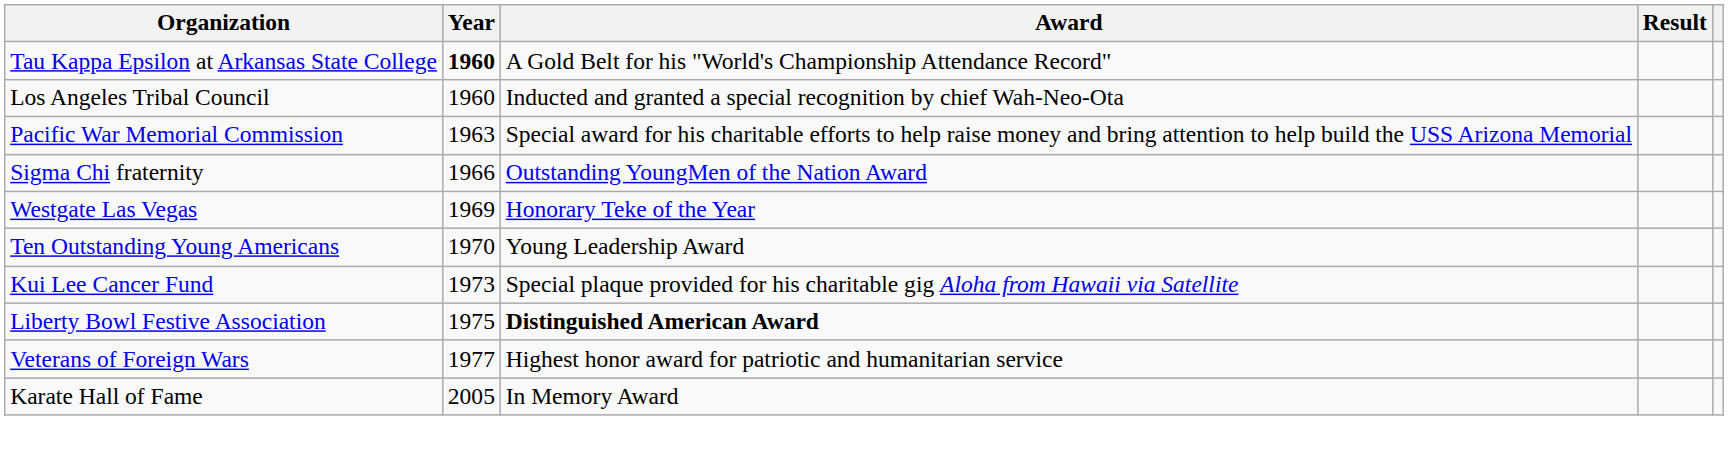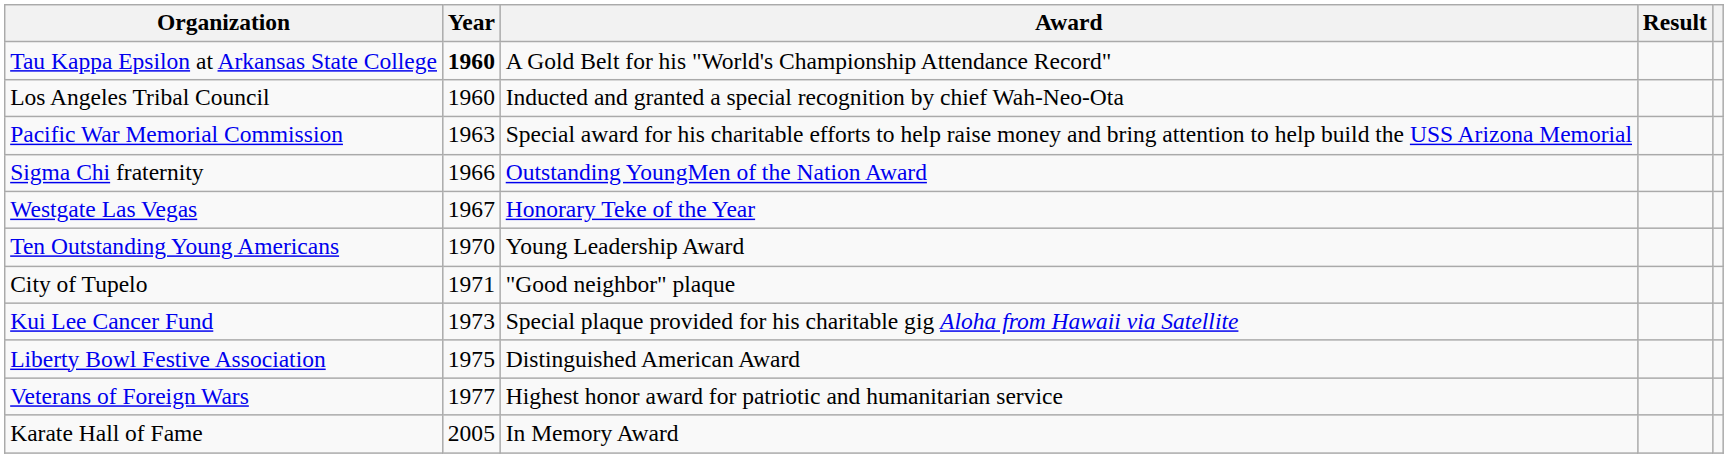(471, 209) 1969 -> (471, 209) 1967
+ row: (79, 284)
(662, 321) bold -> (653, 358) normal
